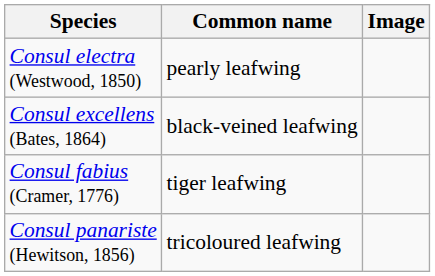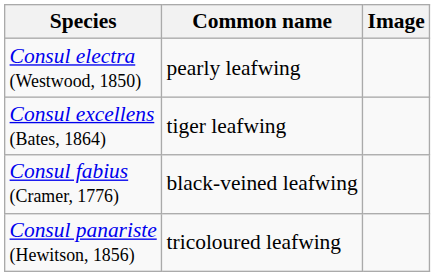(262, 125) black-veined leafwing -> (226, 125) tiger leafwing
(226, 183) tiger leafwing -> (262, 183) black-veined leafwing
